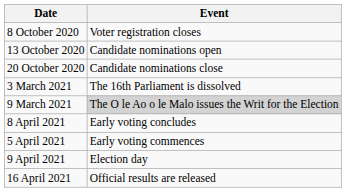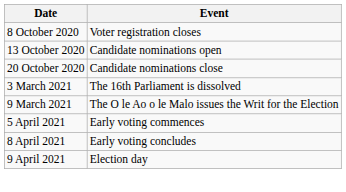(214, 104) lightgrey background -> (214, 104) no background
rows swapped: (36, 141) <-> (36, 123)
- row: (39, 178)
